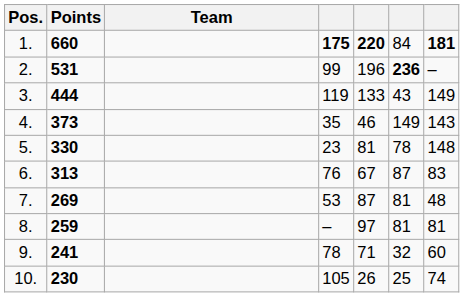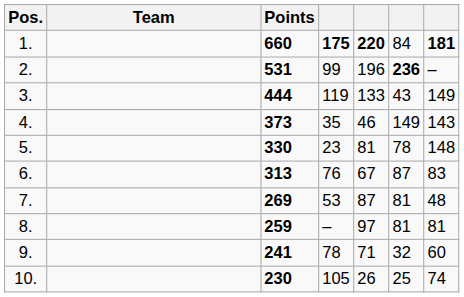columns swapped: (212, 17) <-> (76, 17)
